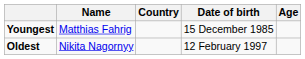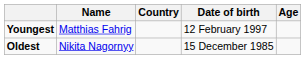(229, 29) 15 December 1985 -> (225, 29) 12 February 1997
(225, 46) 12 February 1997 -> (229, 46) 15 December 1985
